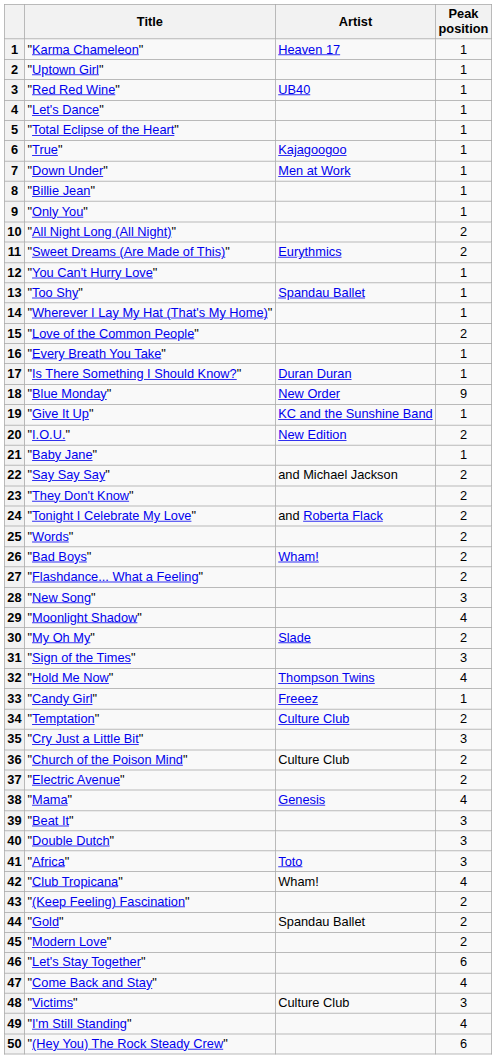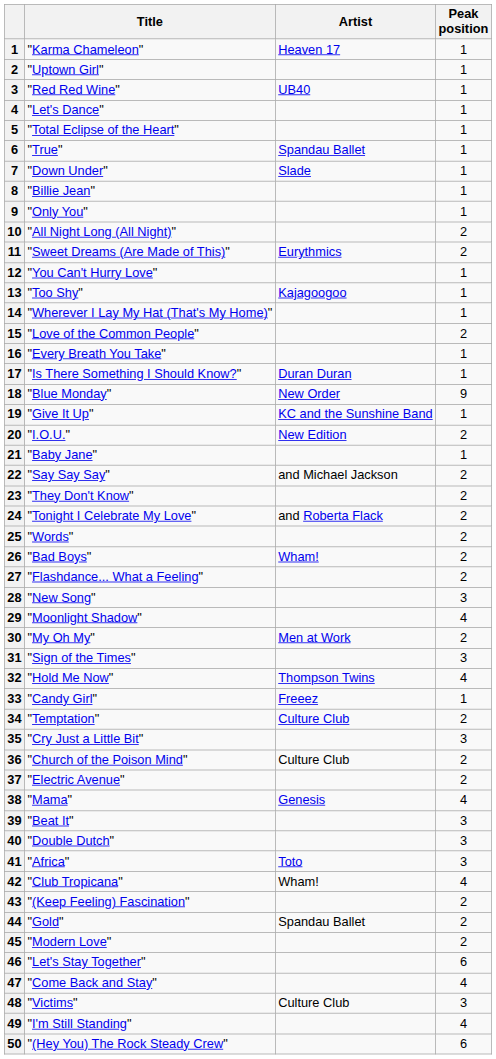(312, 150) Kajagoogoo -> (322, 150) Spandau Ballet
(314, 171) Men at Work -> (295, 171) Slade
(322, 292) Spandau Ballet -> (312, 292) Kajagoogoo
(295, 638) Slade -> (314, 638) Men at Work
